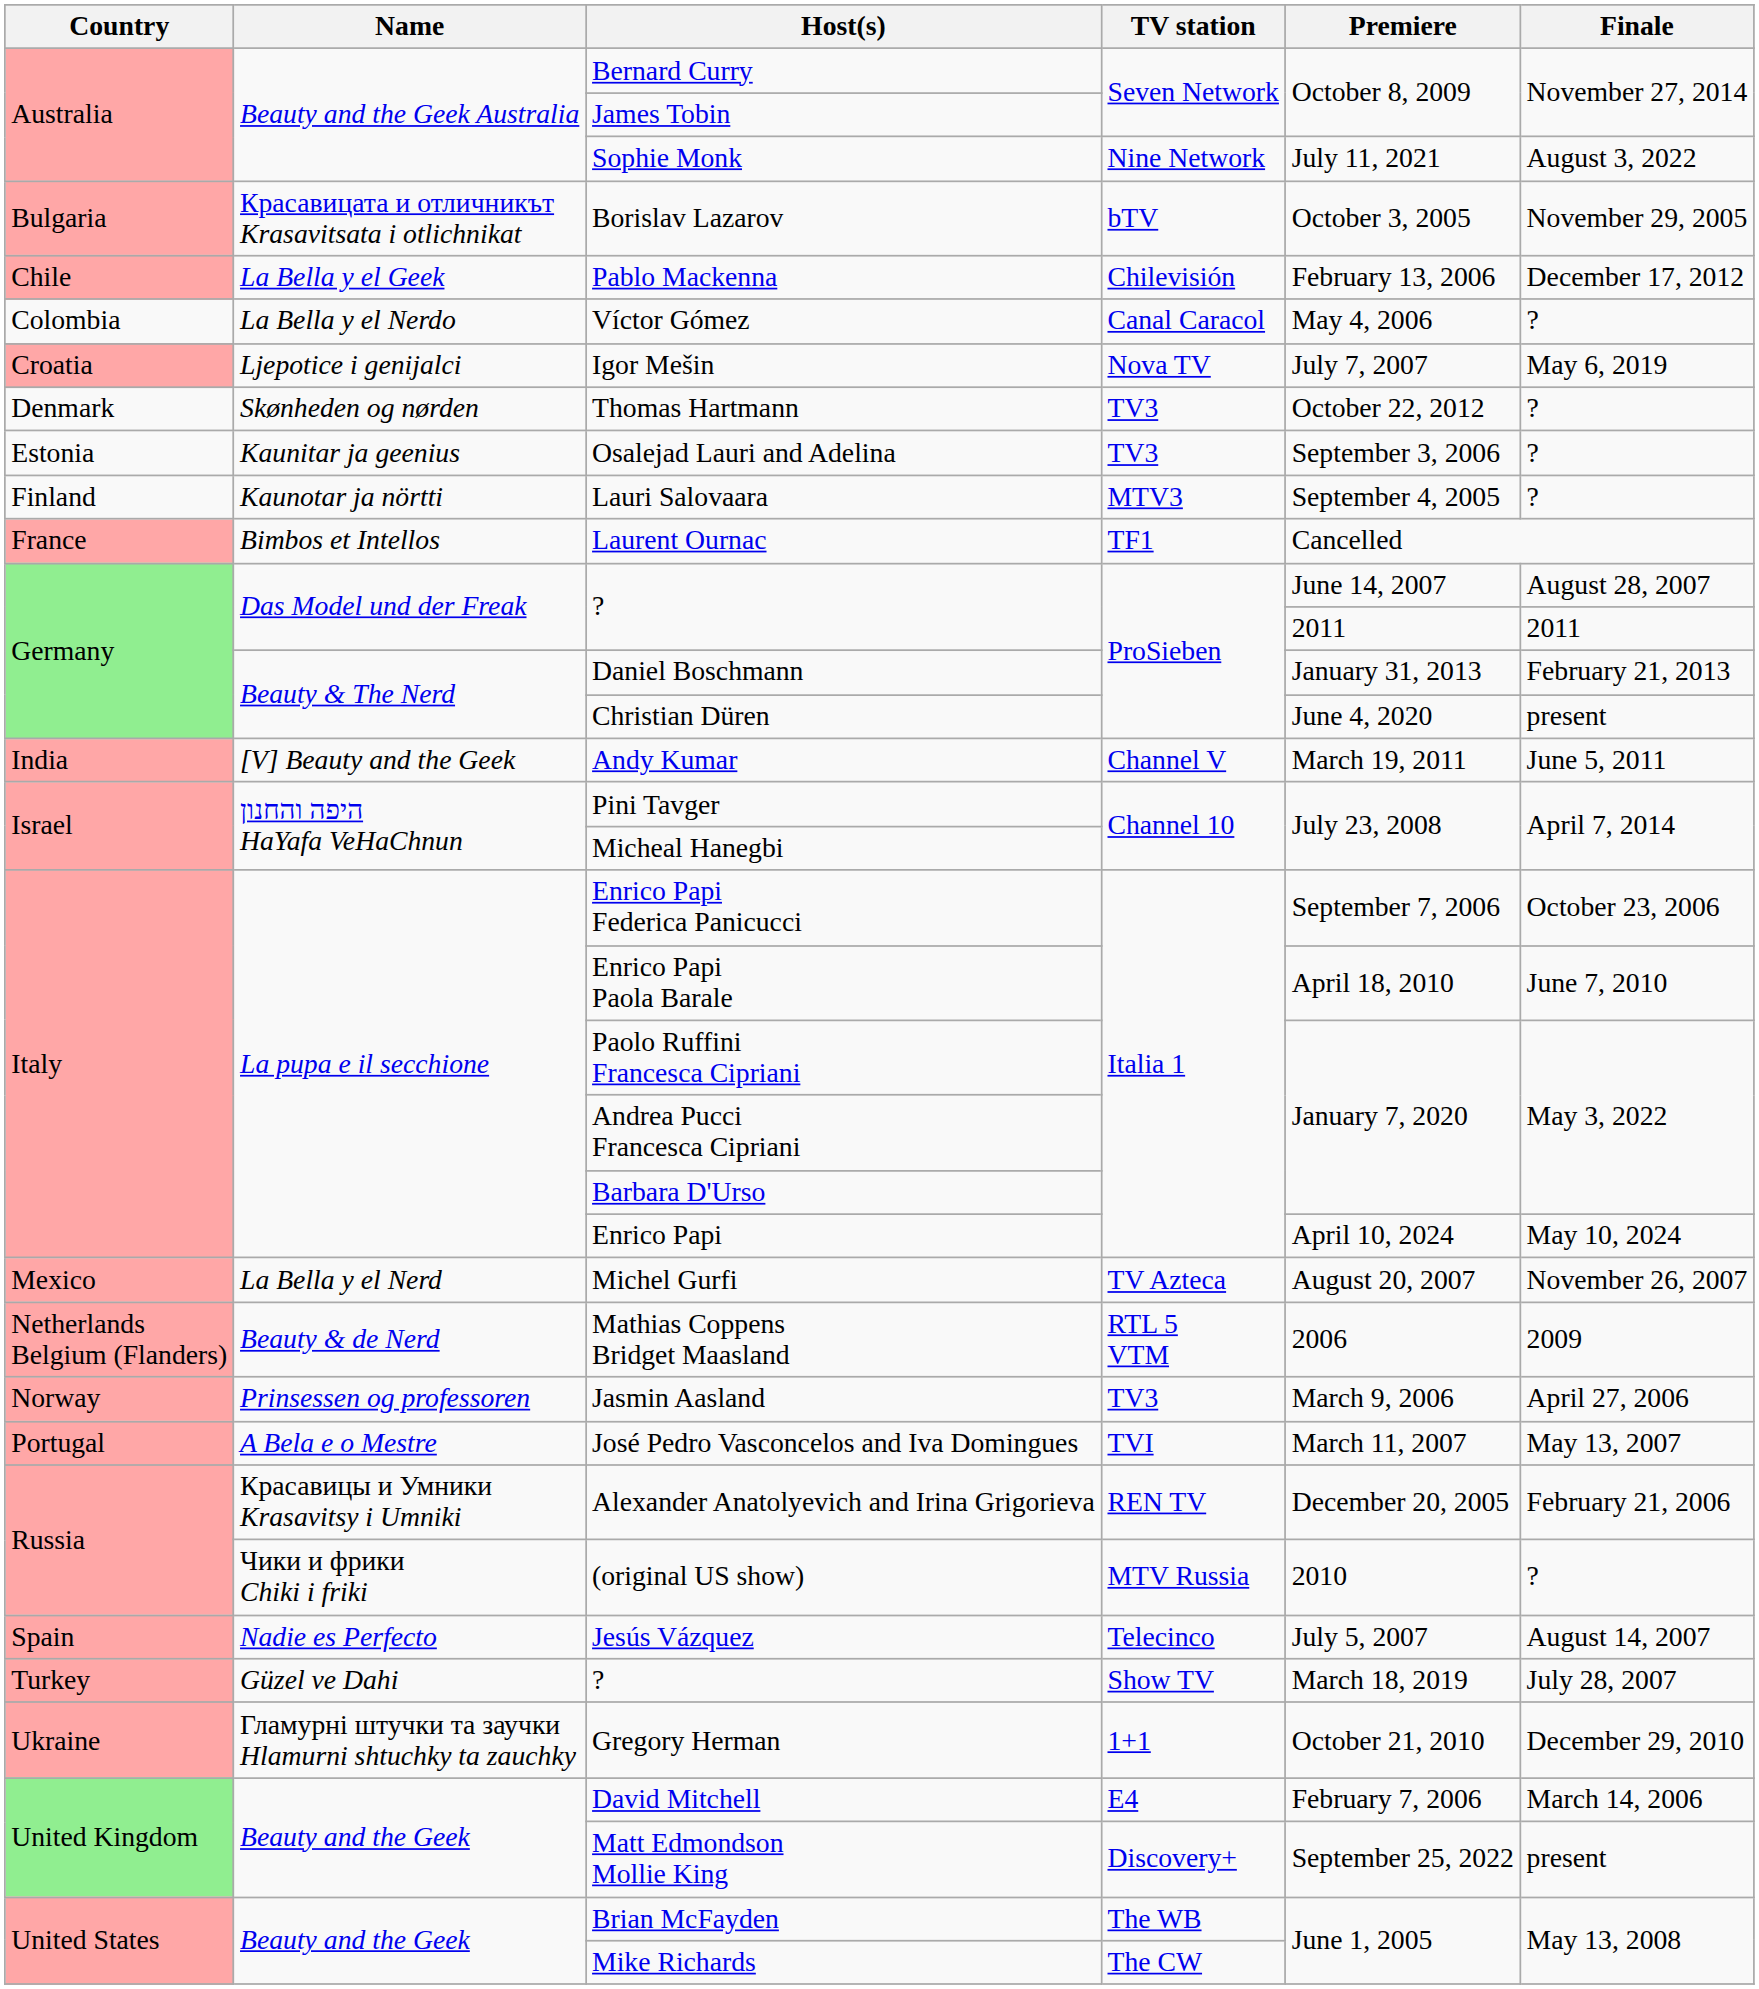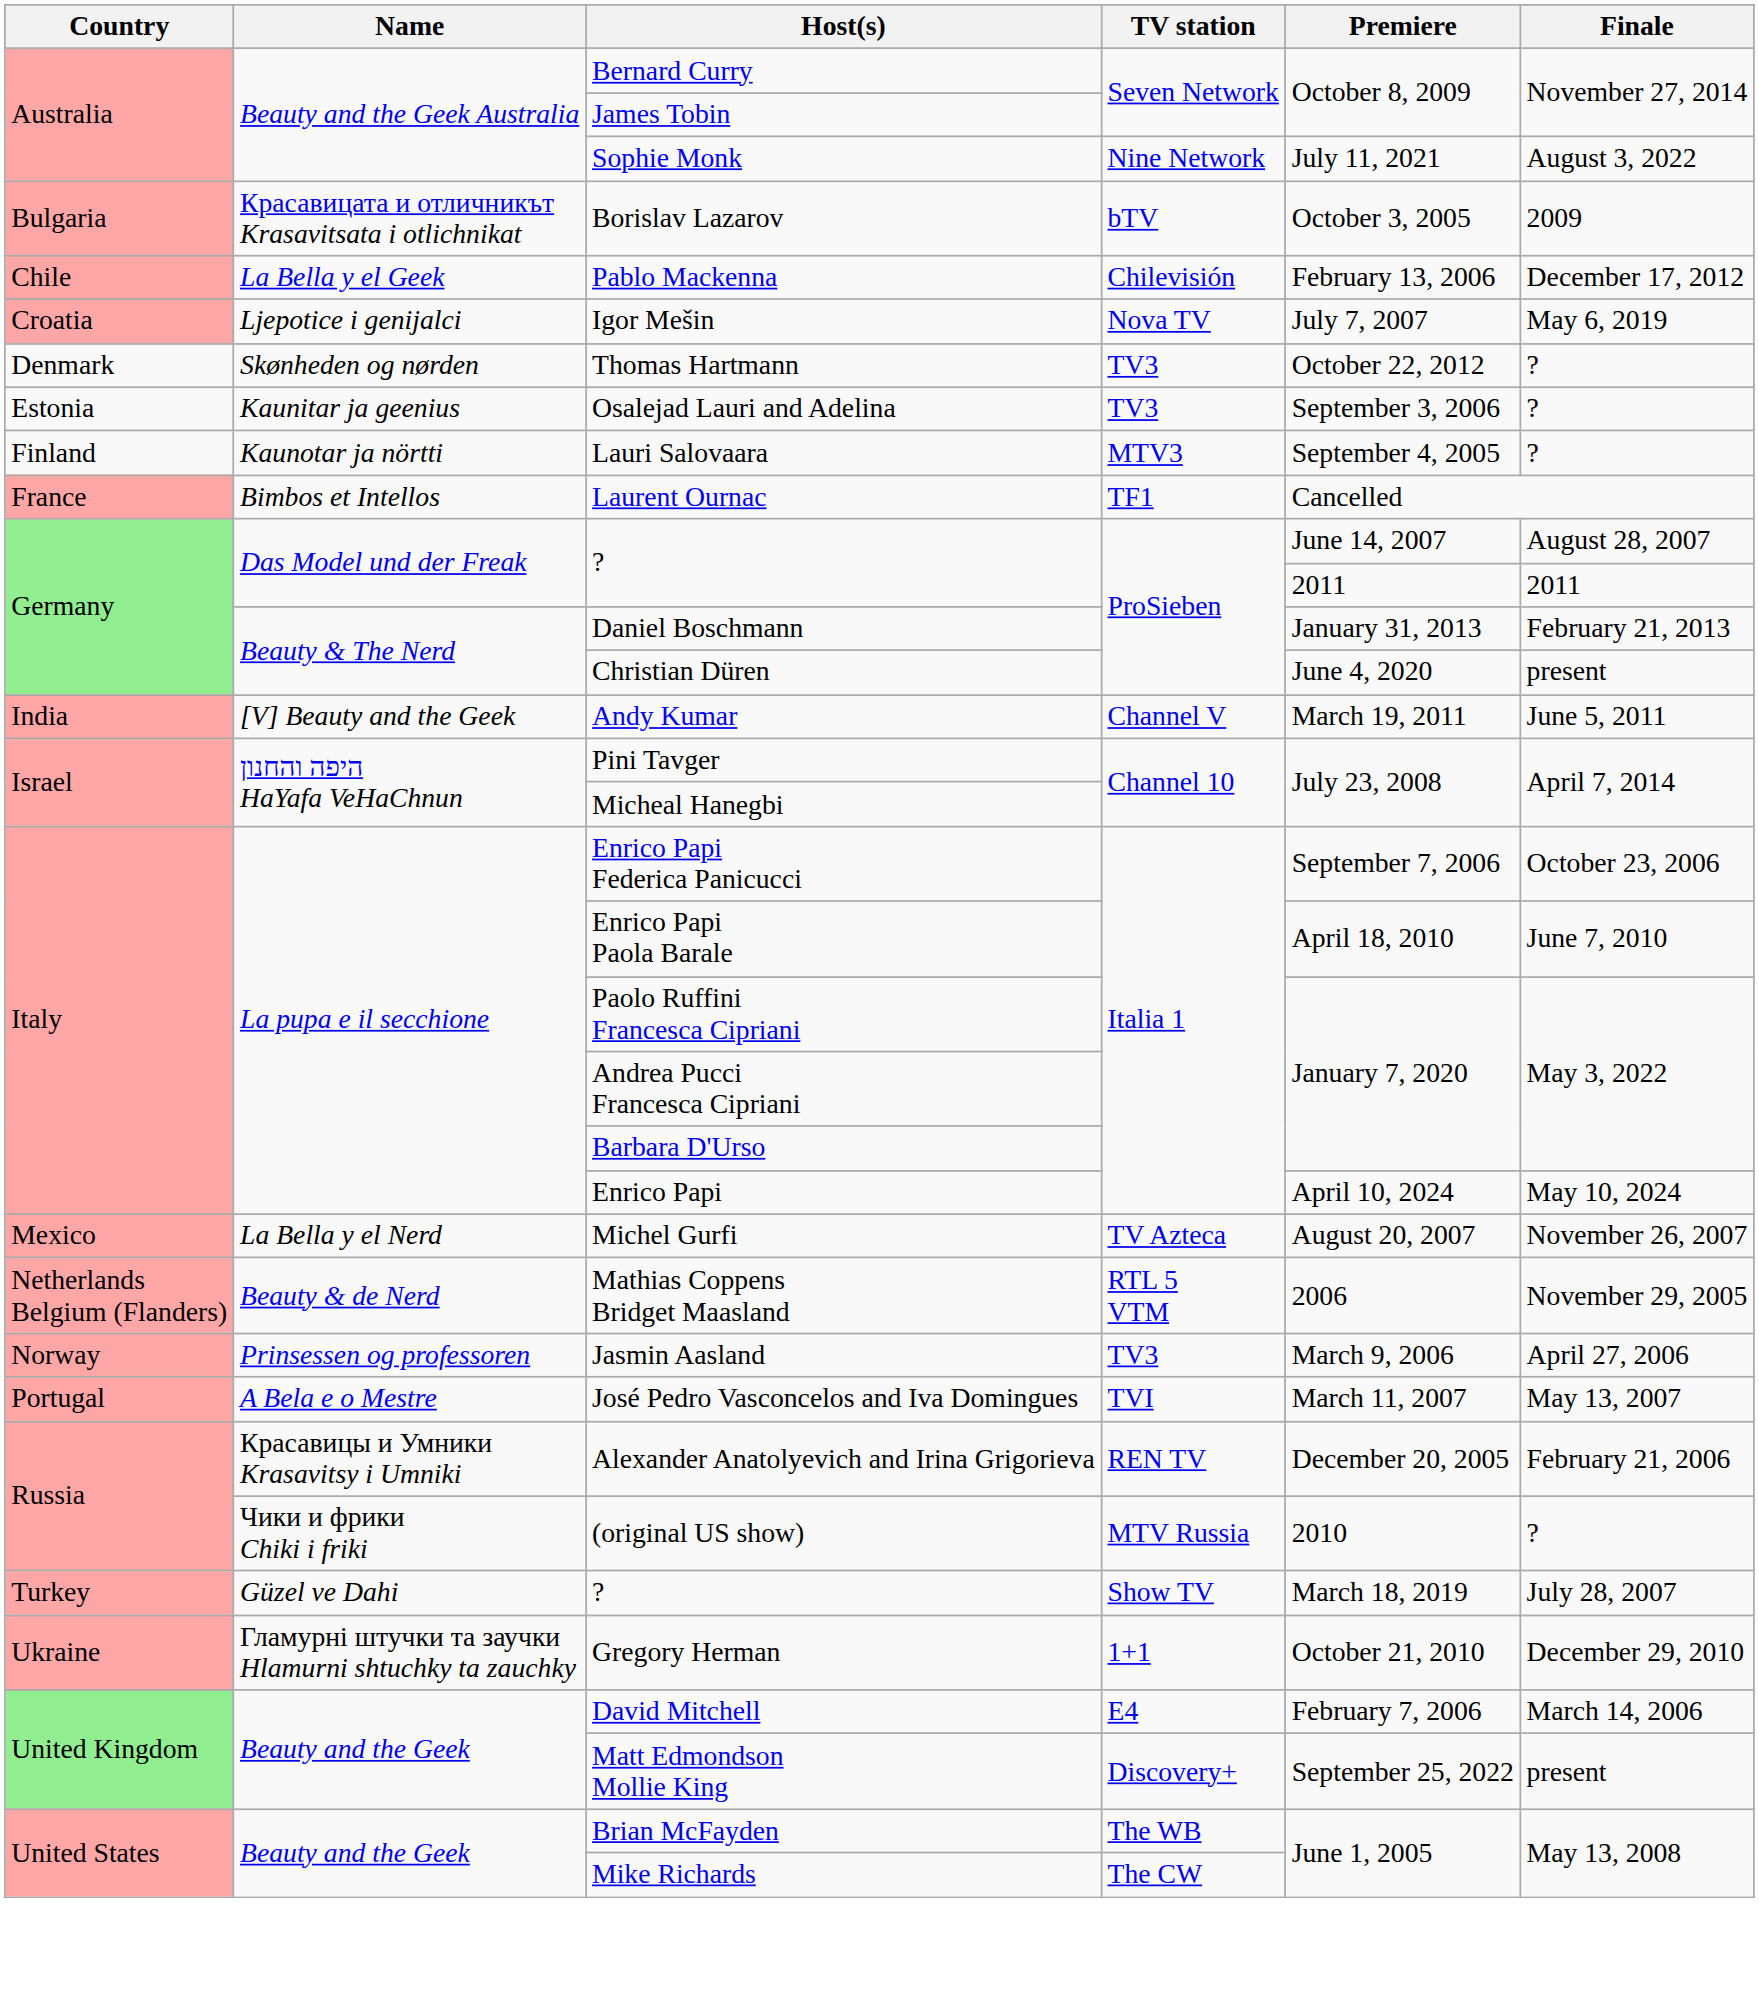(1637, 217) November 29, 2005 -> (1554, 217) 2009
- row: (671, 320)
(1554, 1339) 2009 -> (1637, 1295) November 29, 2005
- row: (673, 1636)
